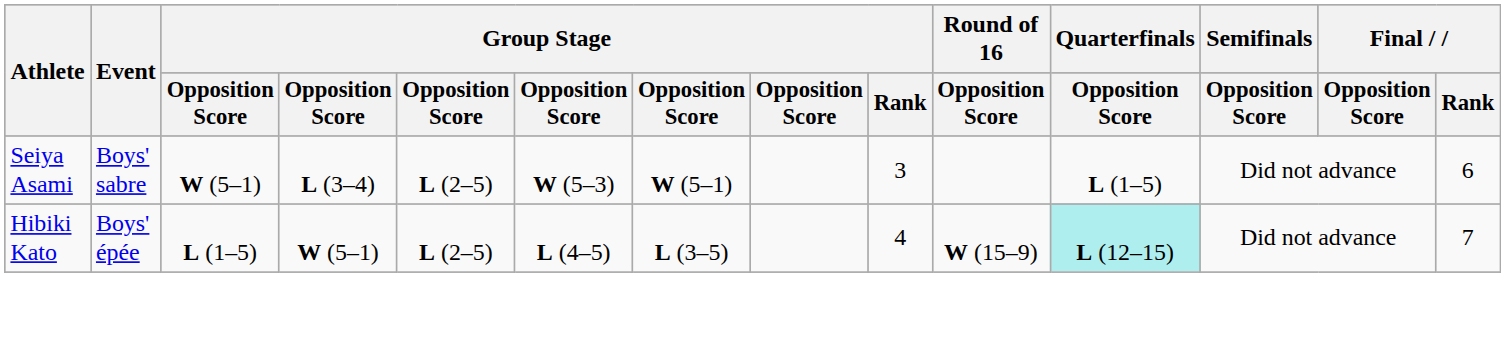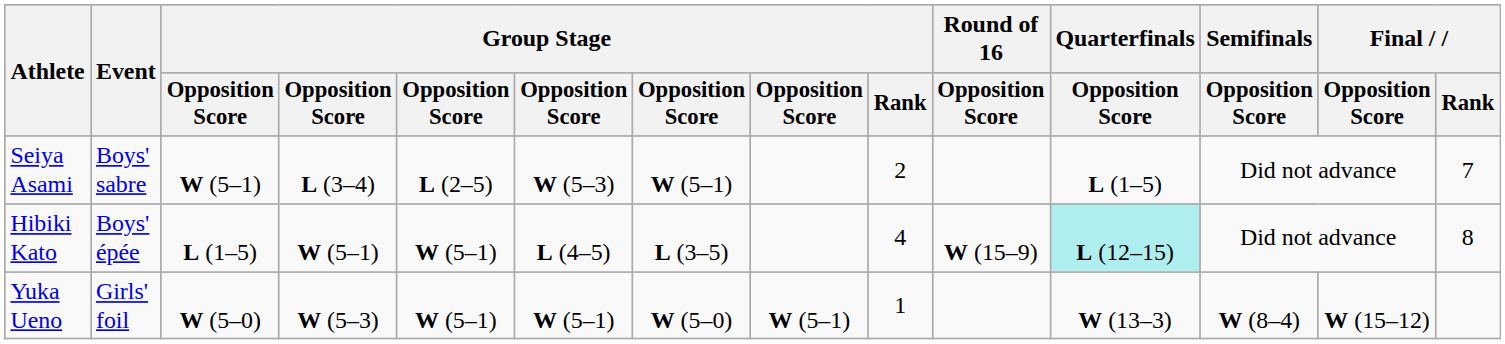(900, 170) 3 -> (900, 170) 2
(1468, 170) 6 -> (1468, 170) 7
(456, 251) L (2–5) -> (456, 251) W (5–1)
(1468, 237) 7 -> (1468, 237) 8
+ row: (36, 305)
